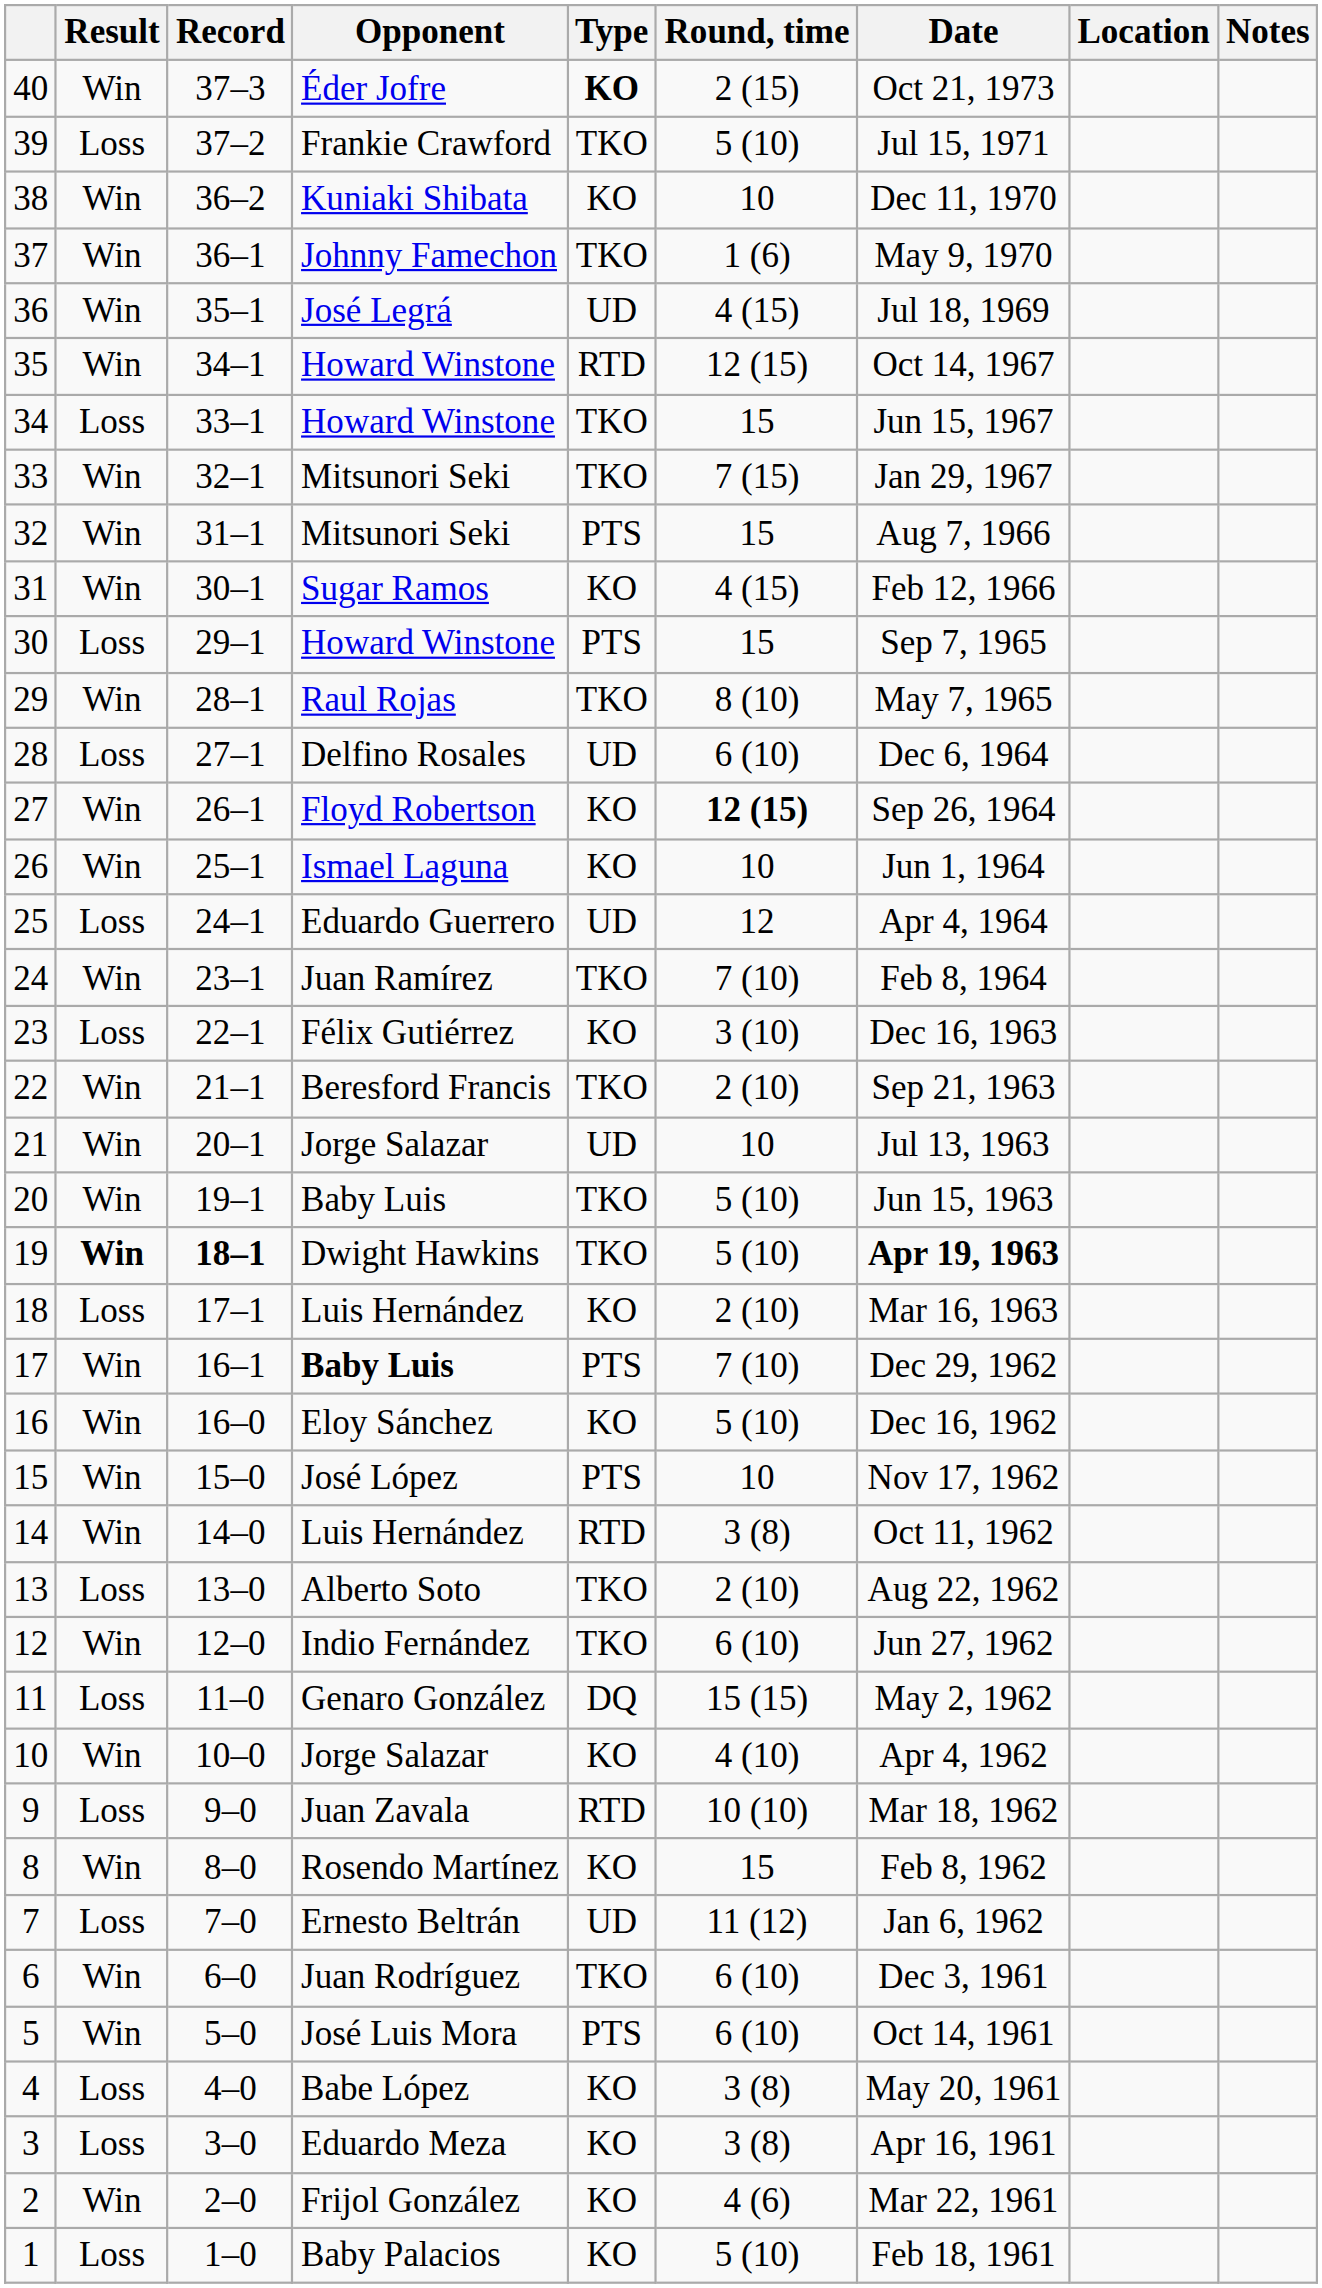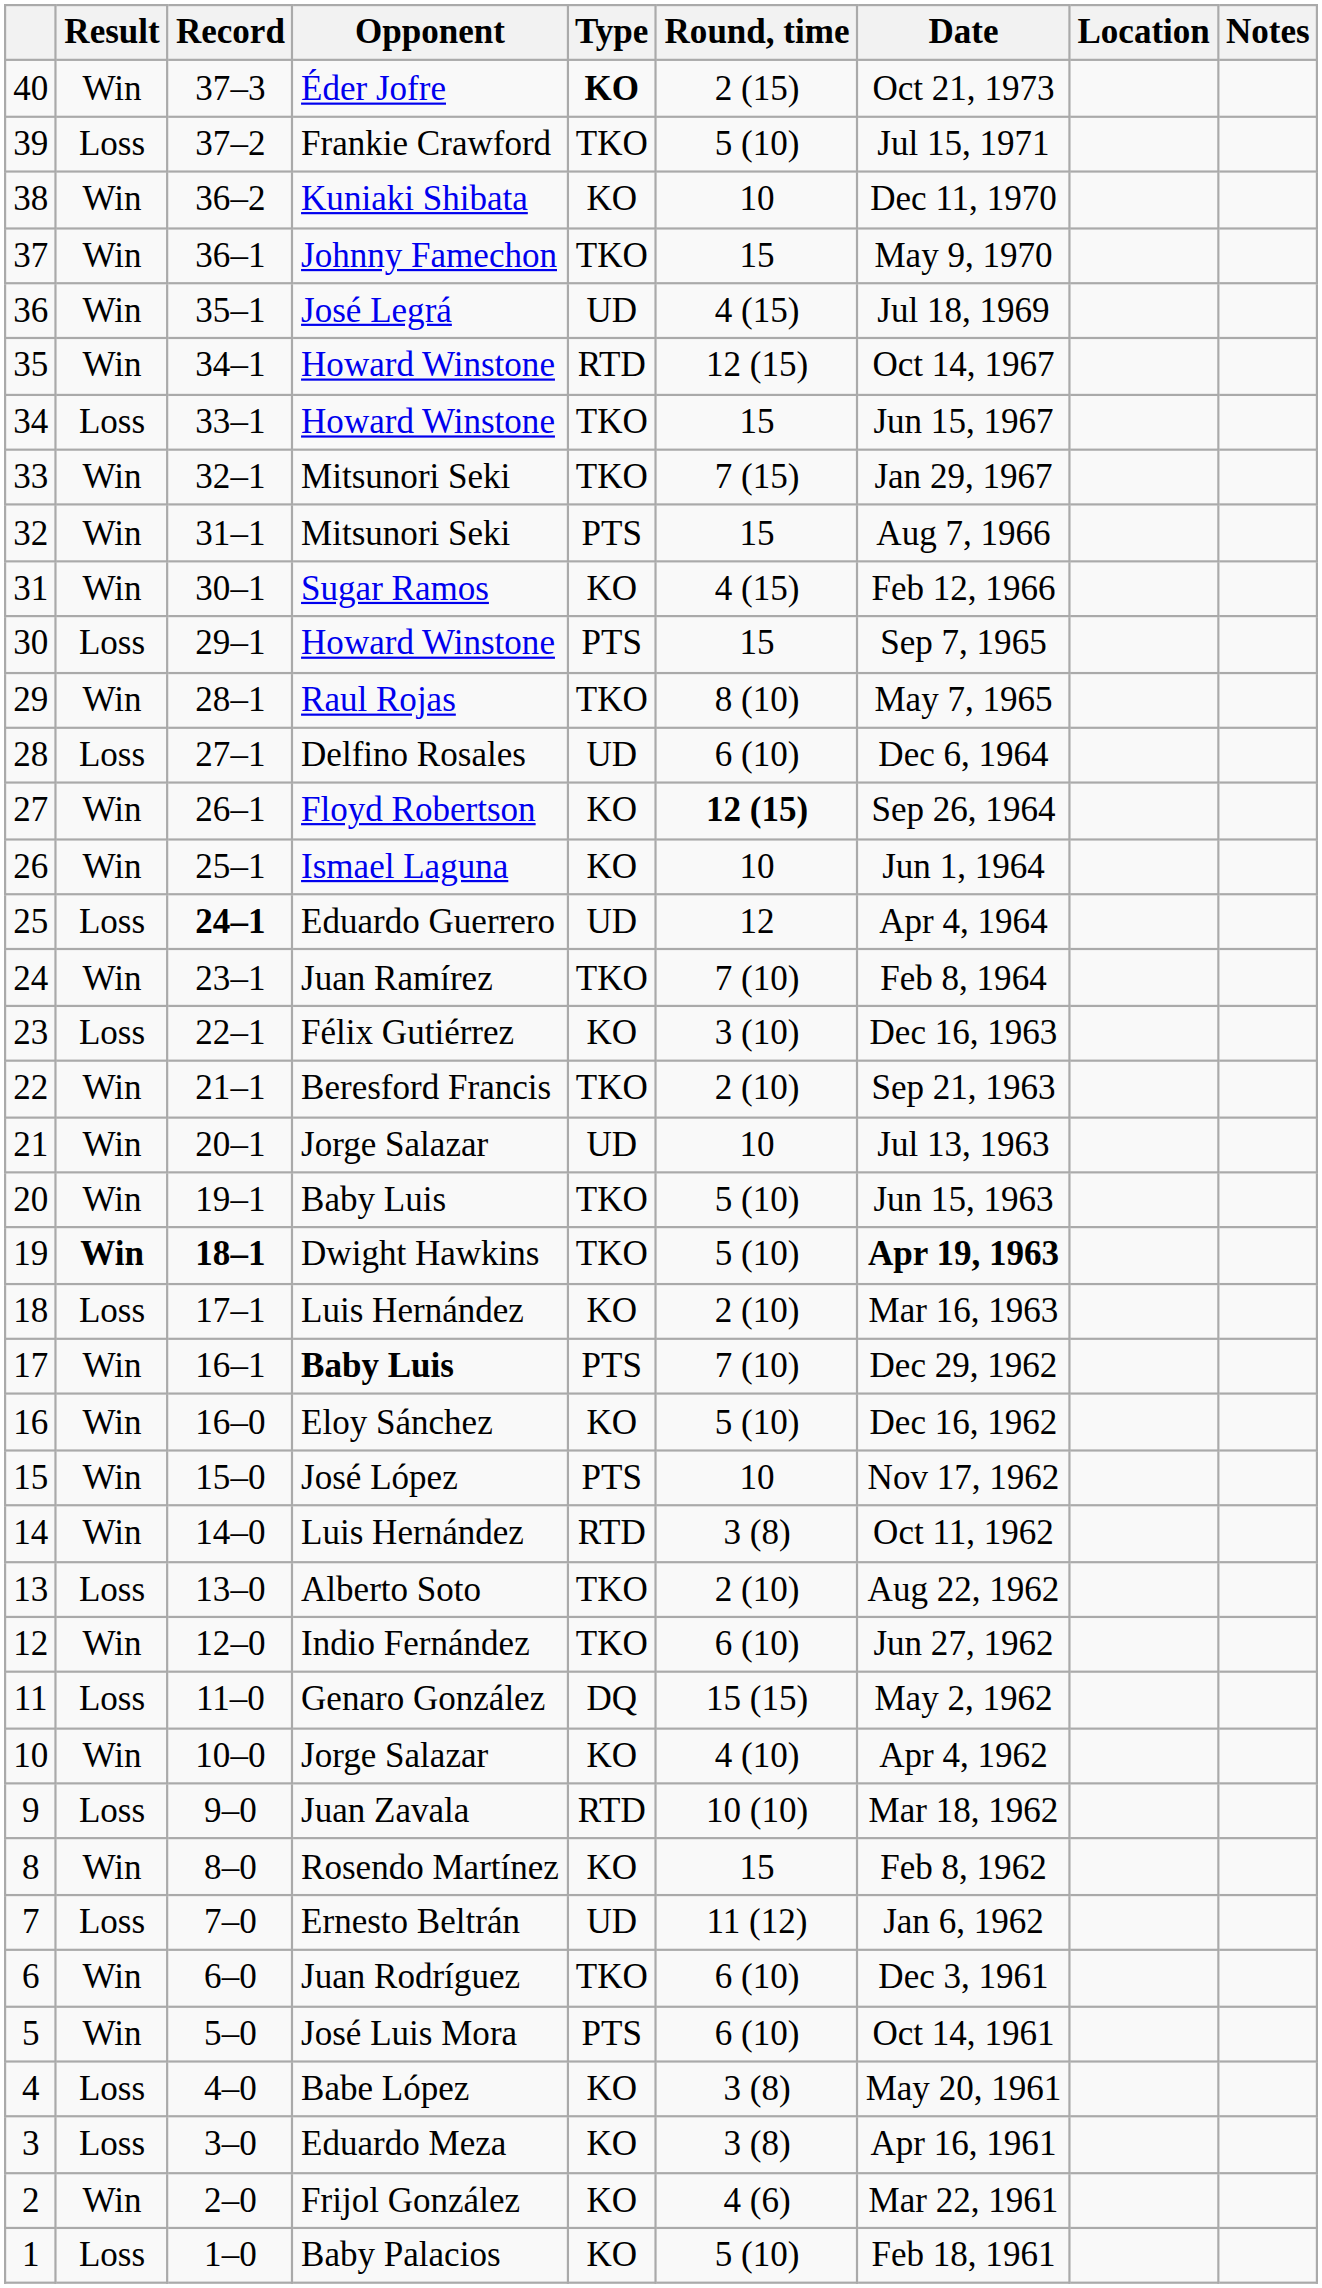(757, 254) 1 (6) -> (757, 254) 15
(230, 921) normal -> (230, 921) bold
